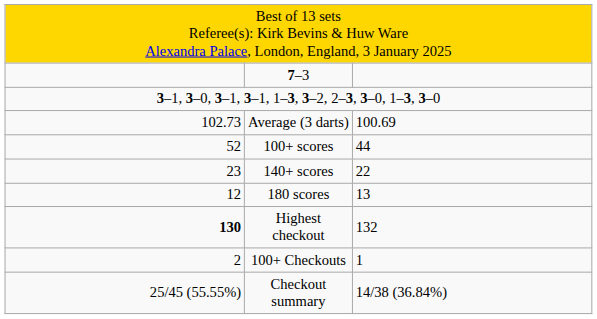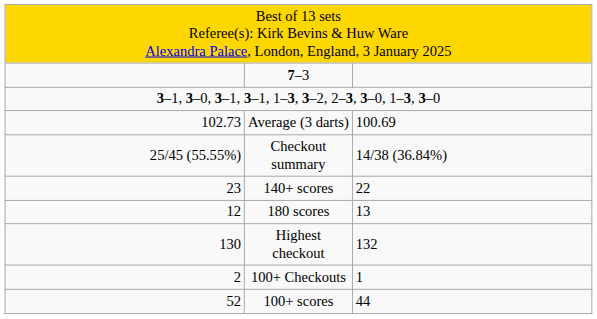rows swapped: (298, 147) <-> (298, 292)
(230, 227) bold -> (230, 244) normal
